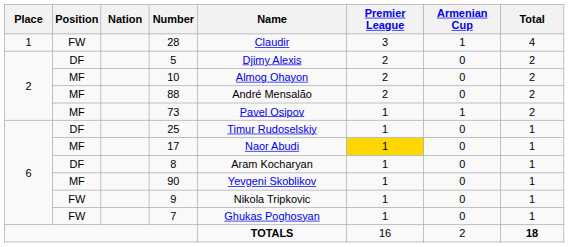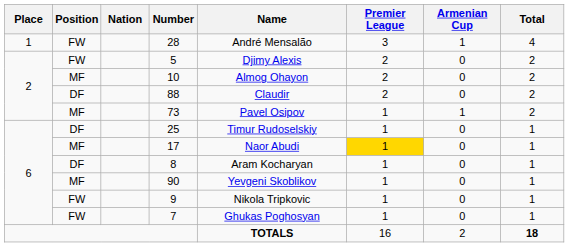(272, 43) Claudir -> (272, 43) André Mensalão
(77, 60) DF -> (77, 60) FW
(77, 95) MF -> (77, 95) DF
(272, 95) André Mensalão -> (272, 95) Claudir
